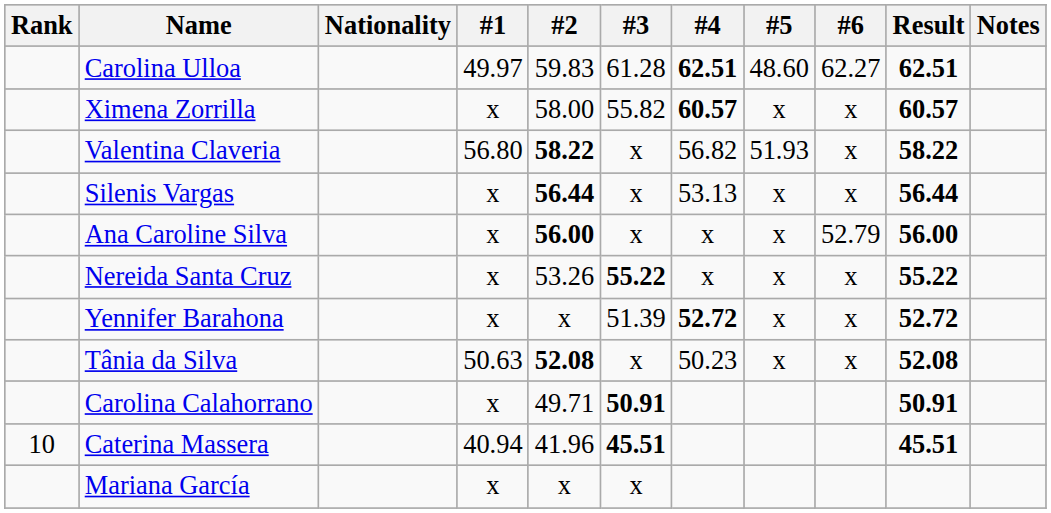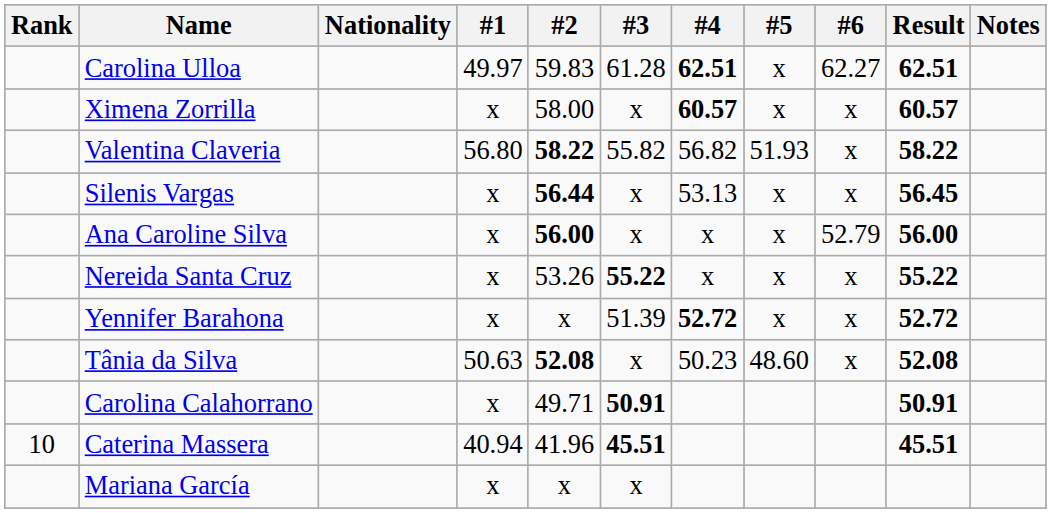(779, 67) 48.60 -> (779, 67) x
(636, 109) 55.82 -> (636, 109) x
(636, 151) x -> (636, 151) 55.82
(929, 192) 56.44 -> (929, 192) 56.45
(779, 360) x -> (779, 360) 48.60
